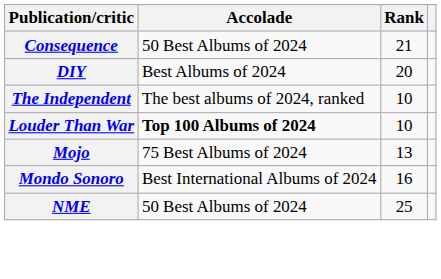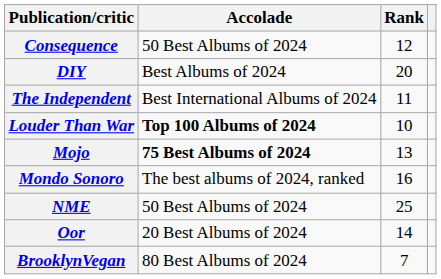(404, 44) 21 -> (404, 44) 12
(253, 98) The best albums of 2024, ranked -> (259, 98) Best International Albums of 2024
(404, 98) 10 -> (404, 98) 11
(224, 152) normal -> (226, 152) bold
(259, 179) Best International Albums of 2024 -> (253, 179) The best albums of 2024, ranked
+ row: (71, 233)
+ row: (71, 260)
